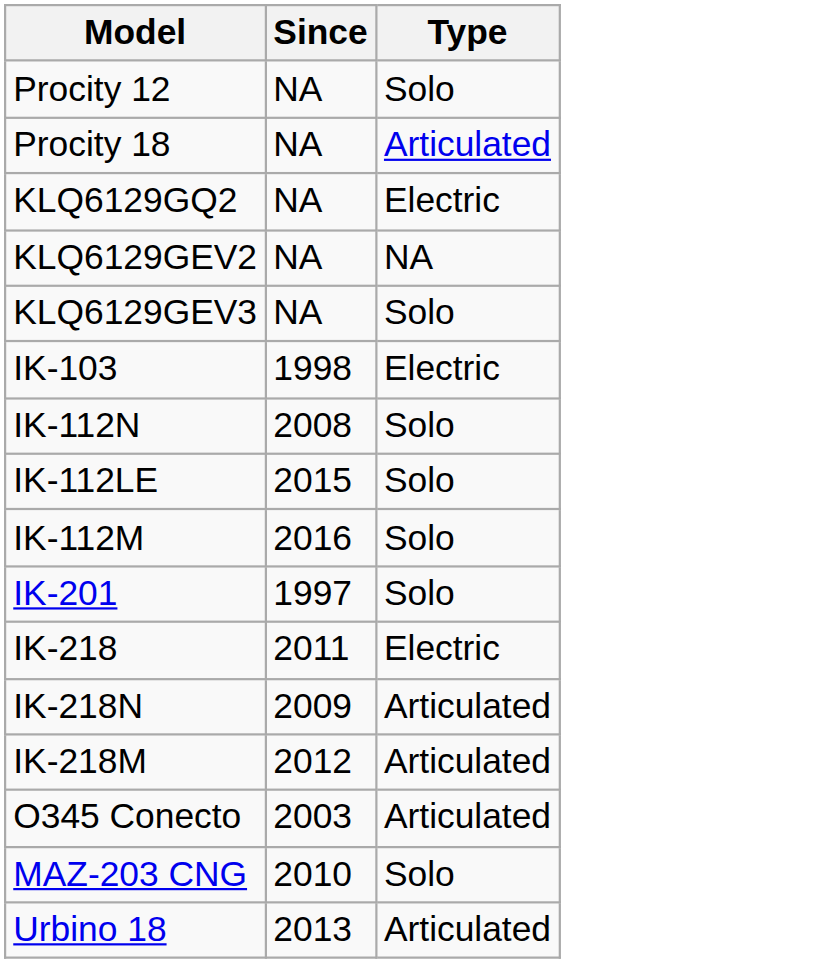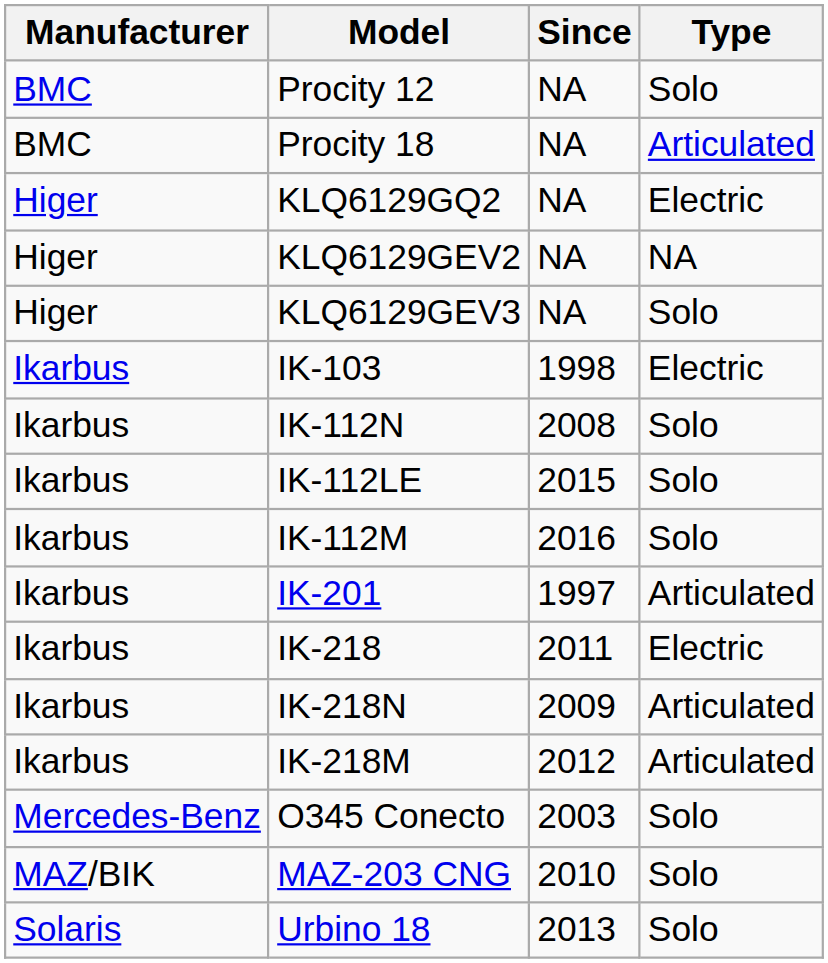+ column: (137, 32)
(419, 593) Solo -> (731, 593) Articulated
(467, 817) Articulated -> (683, 817) Solo
(467, 929) Articulated -> (683, 929) Solo
